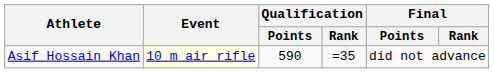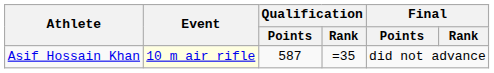(290, 56) 590 -> (290, 56) 587
